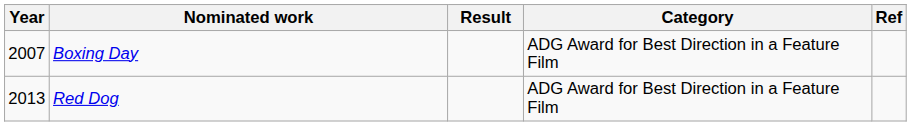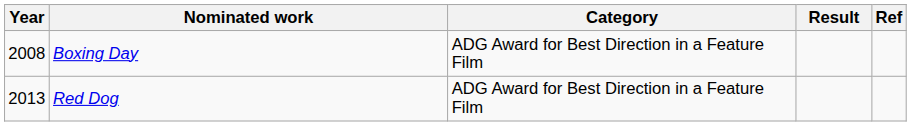columns swapped: (698, 17) <-> (486, 17)
(27, 53) 2007 -> (27, 53) 2008
